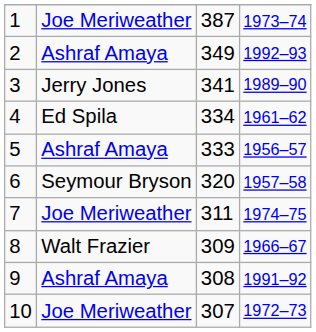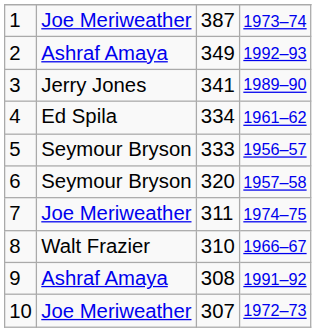(105, 149) Ashraf Amaya -> (116, 149) Seymour Bryson
(218, 246) 309 -> (218, 246) 310
